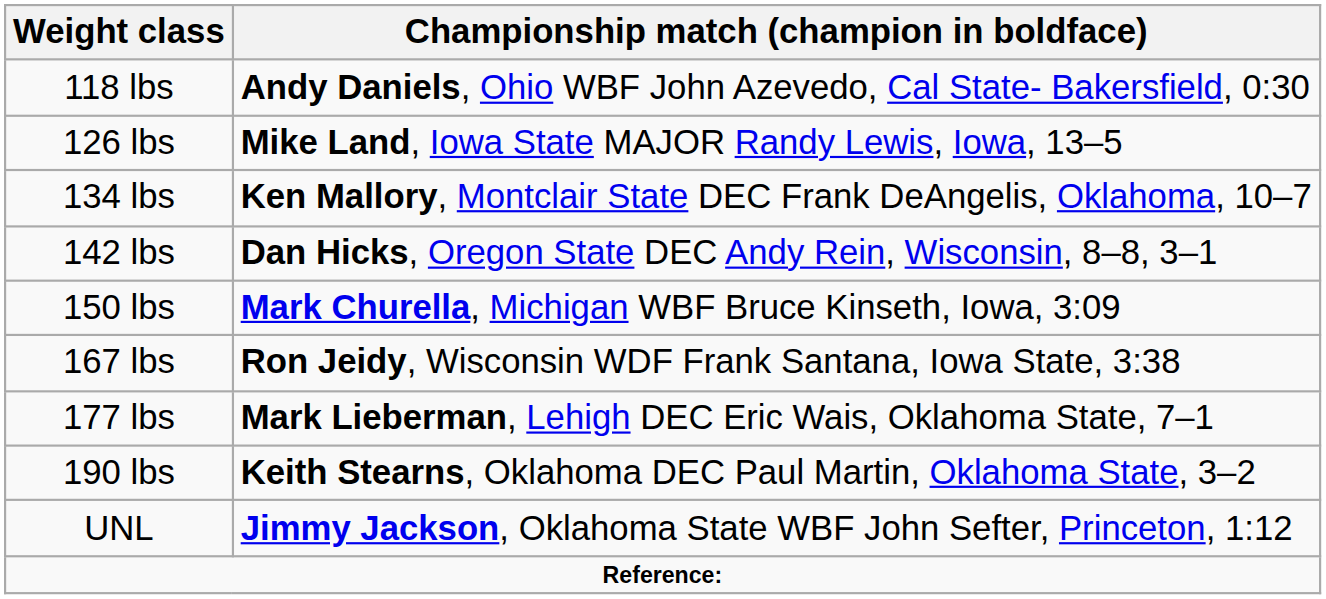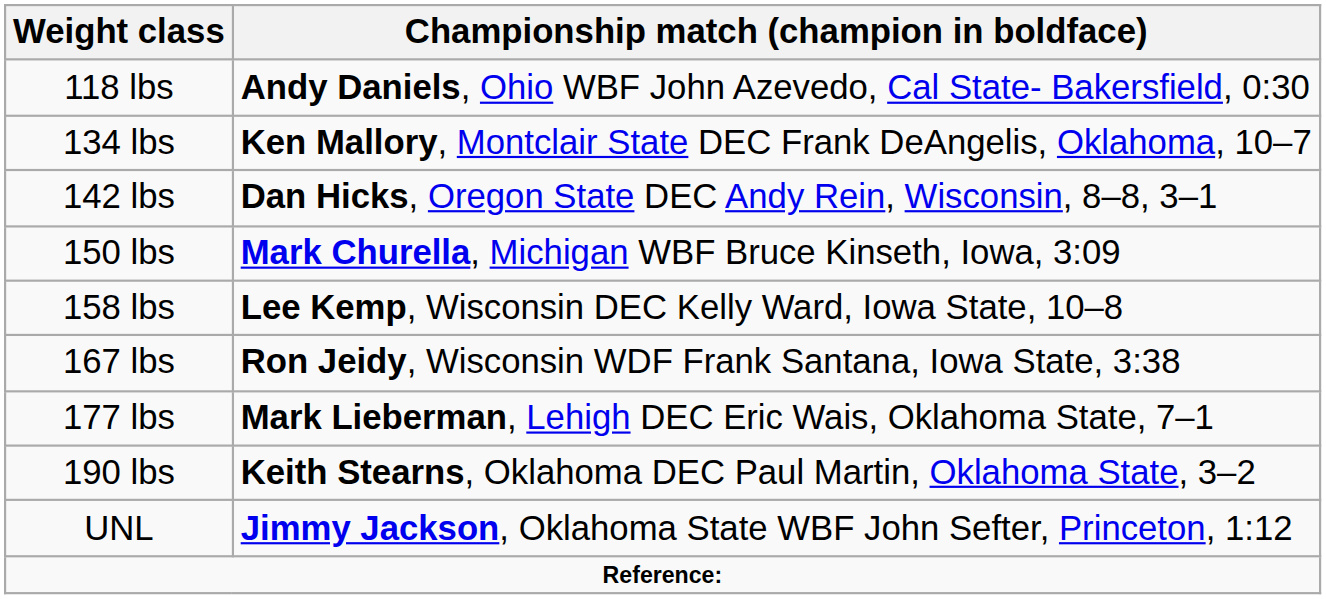- row: (119, 142)
+ row: (119, 307)
